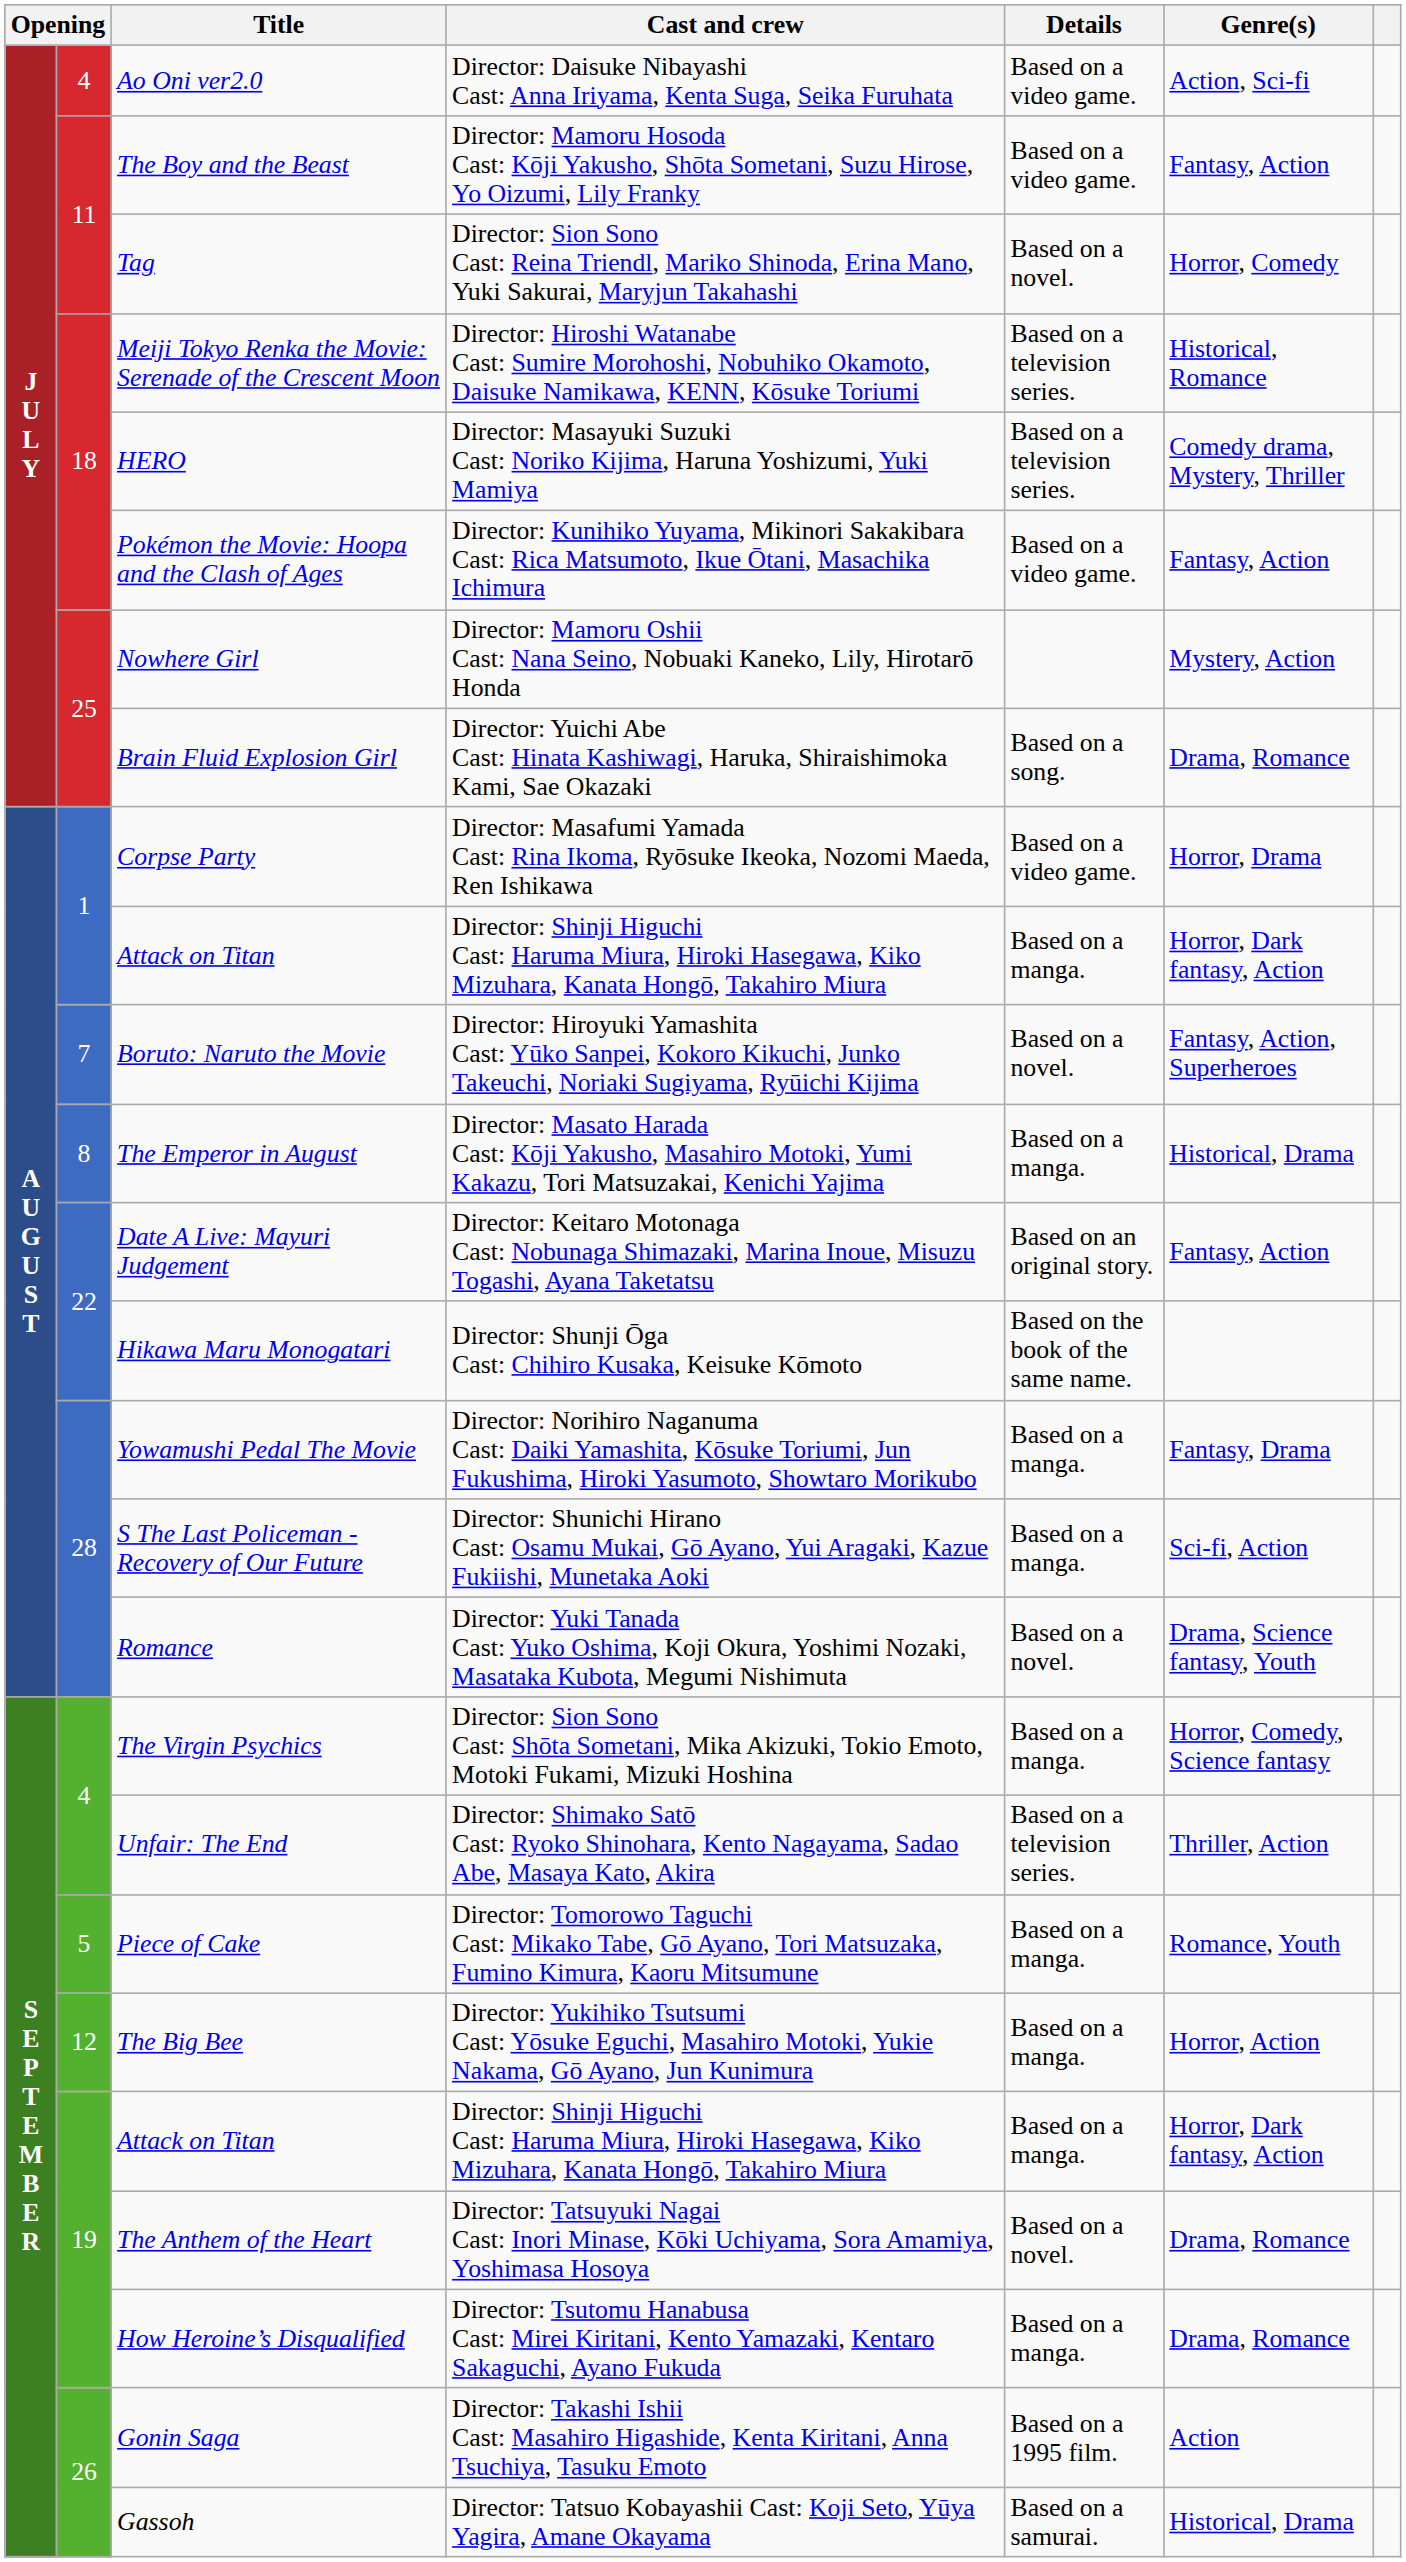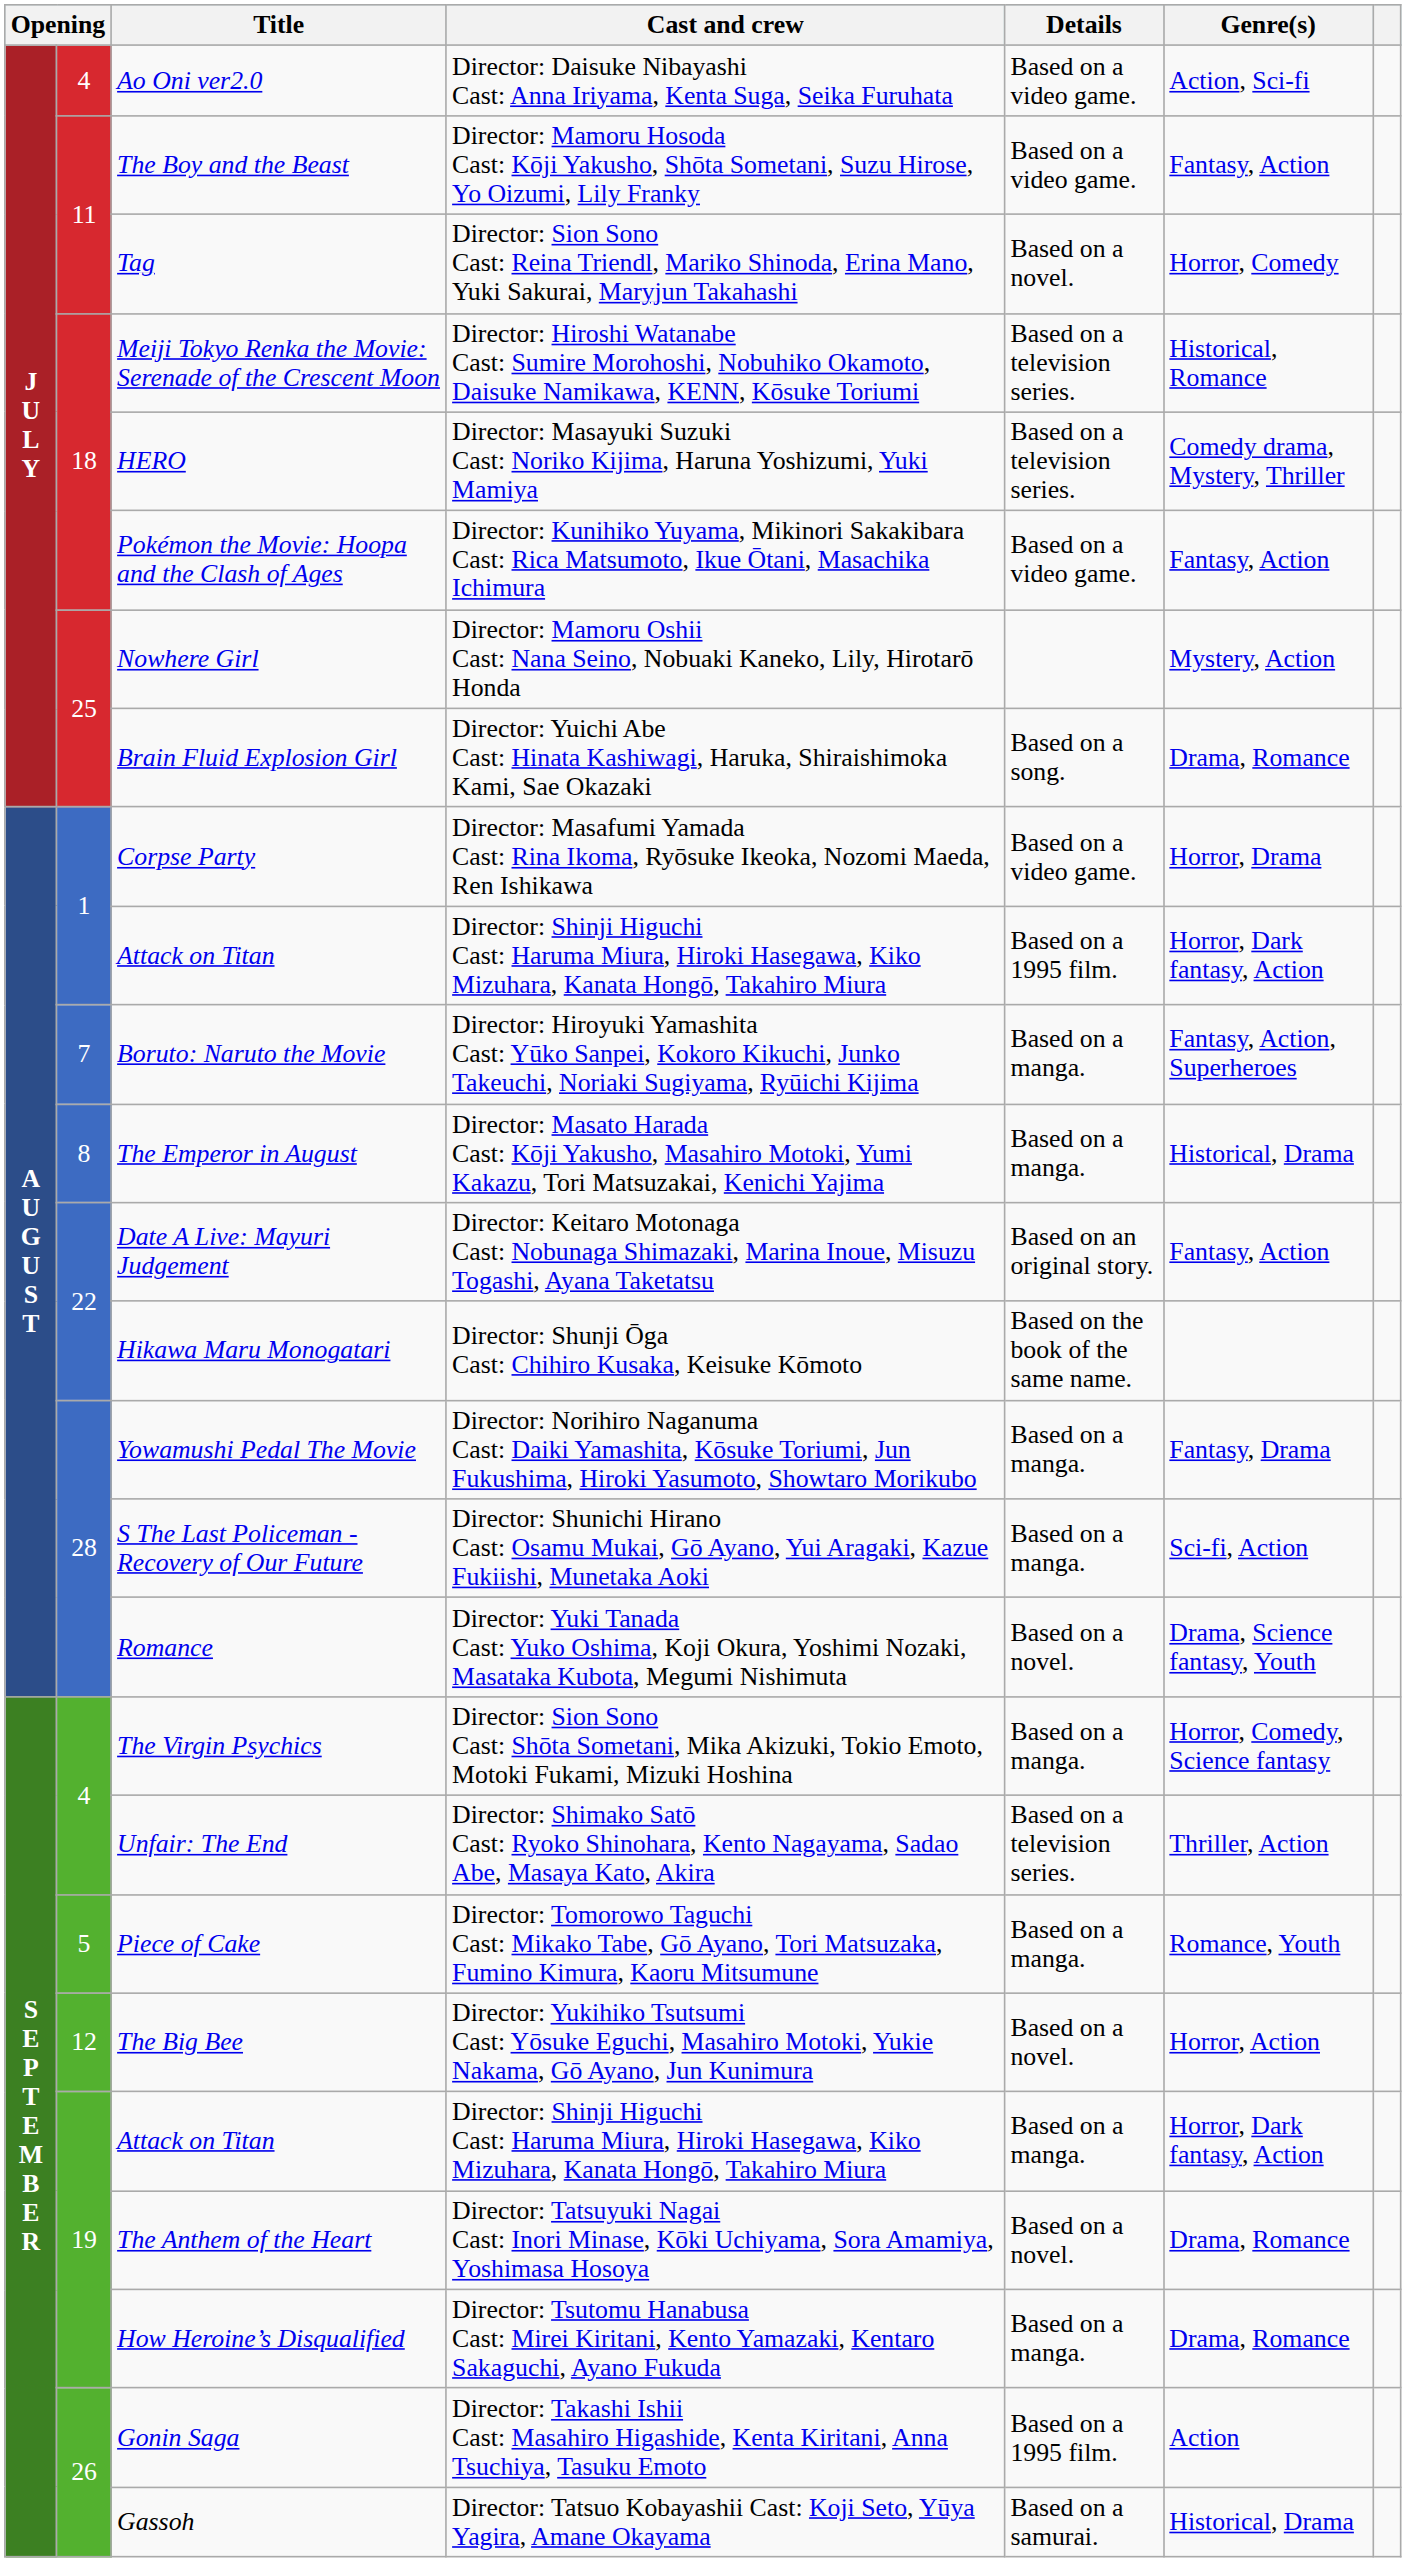(1067, 955) Based on a manga. -> (1067, 955) Based on a 1995 film.
(1067, 1053) Based on a novel. -> (1067, 1053) Based on a manga.
(1067, 2042) Based on a manga. -> (1067, 2042) Based on a novel.
